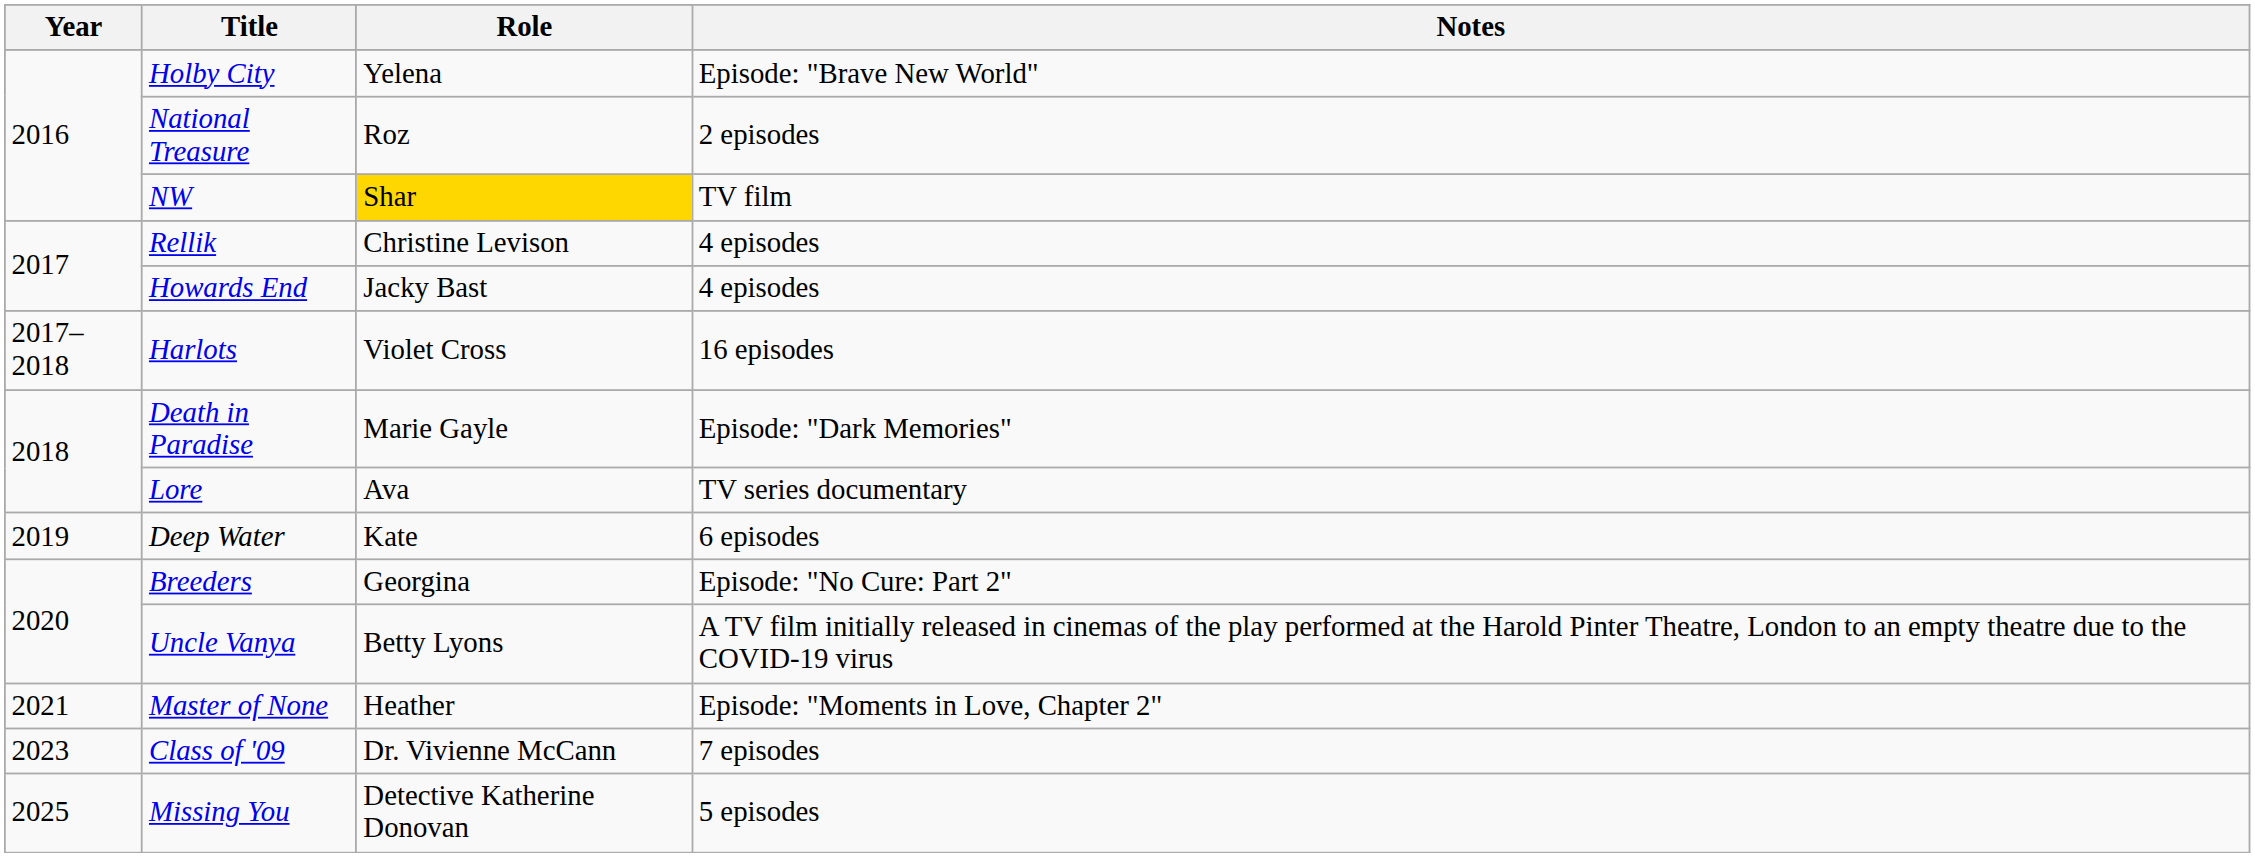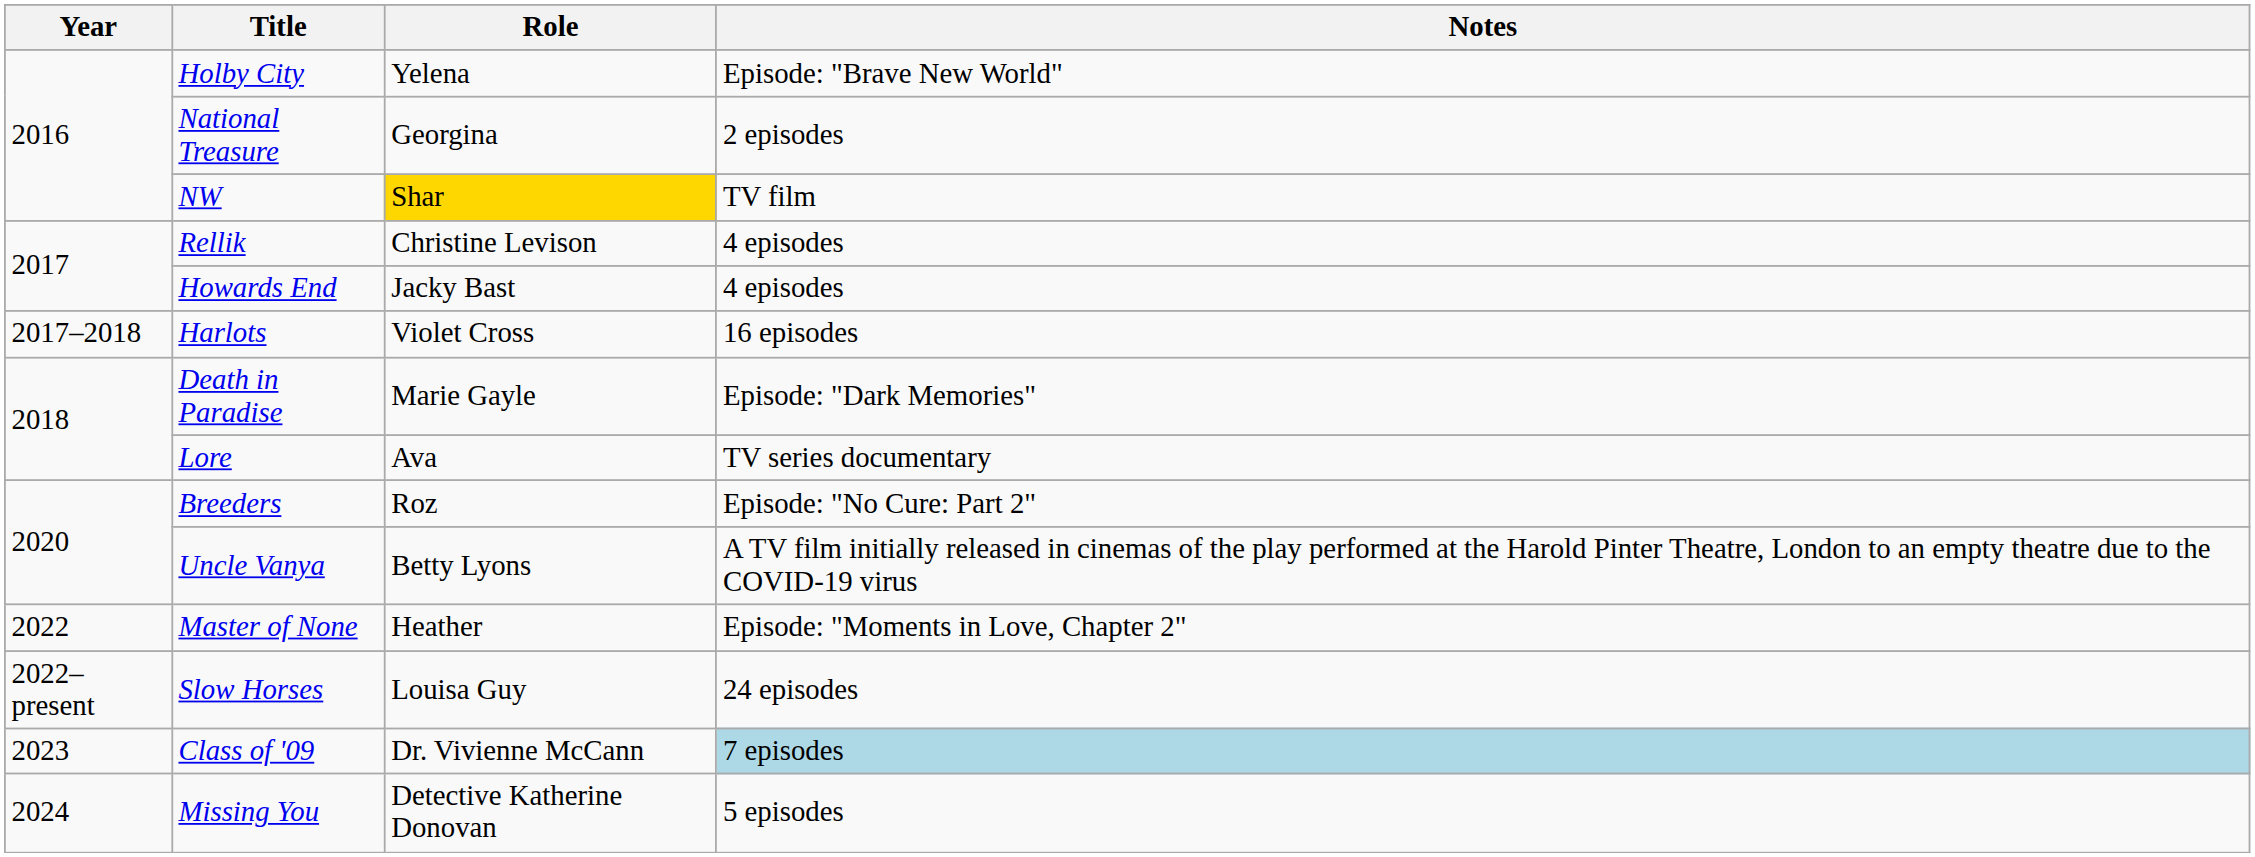(387, 134) Roz -> (444, 134) Georgina
- row: (217, 535)
(417, 581) Georgina -> (414, 503) Roz
(40, 705) 2021 -> (40, 626) 2022
+ row: (251, 688)
(759, 750) no background -> (783, 750) lightblue background
(40, 812) 2025 -> (40, 812) 2024
